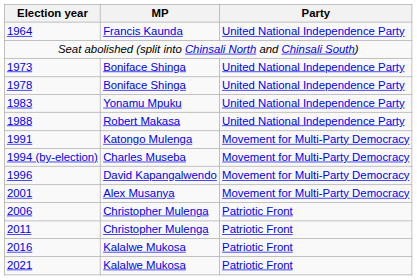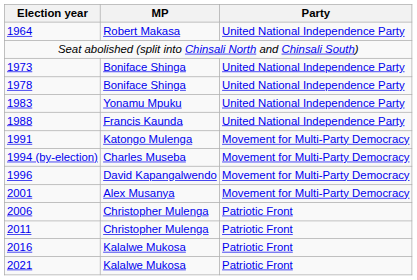(143, 31) Francis Kaunda -> (142, 31) Robert Makasa
(142, 121) Robert Makasa -> (143, 121) Francis Kaunda
